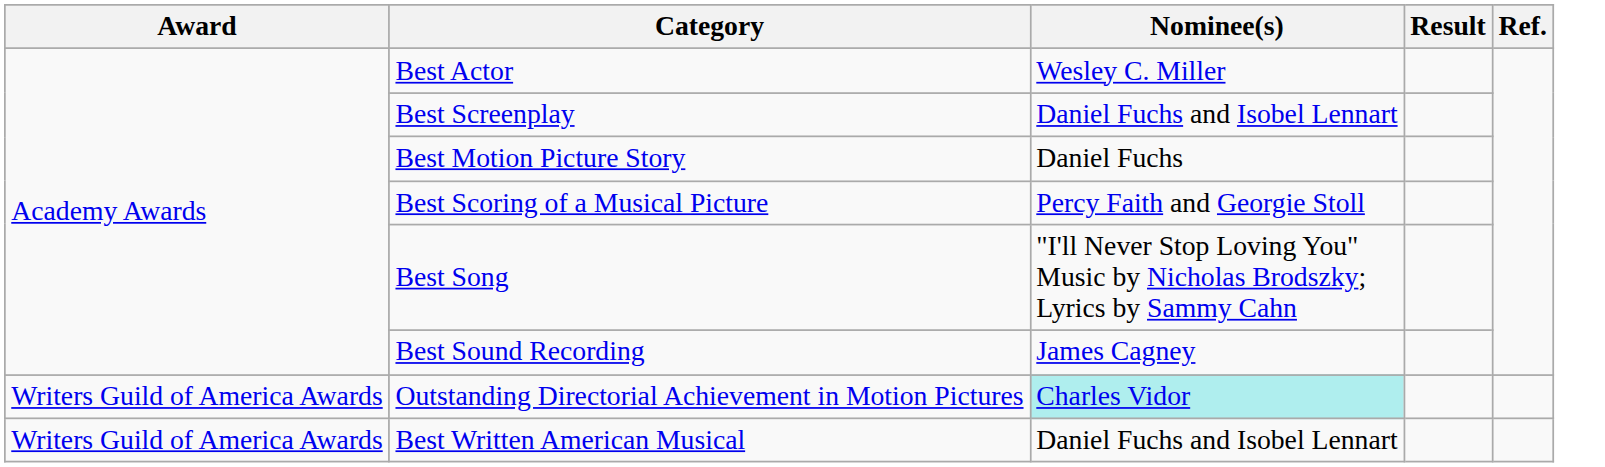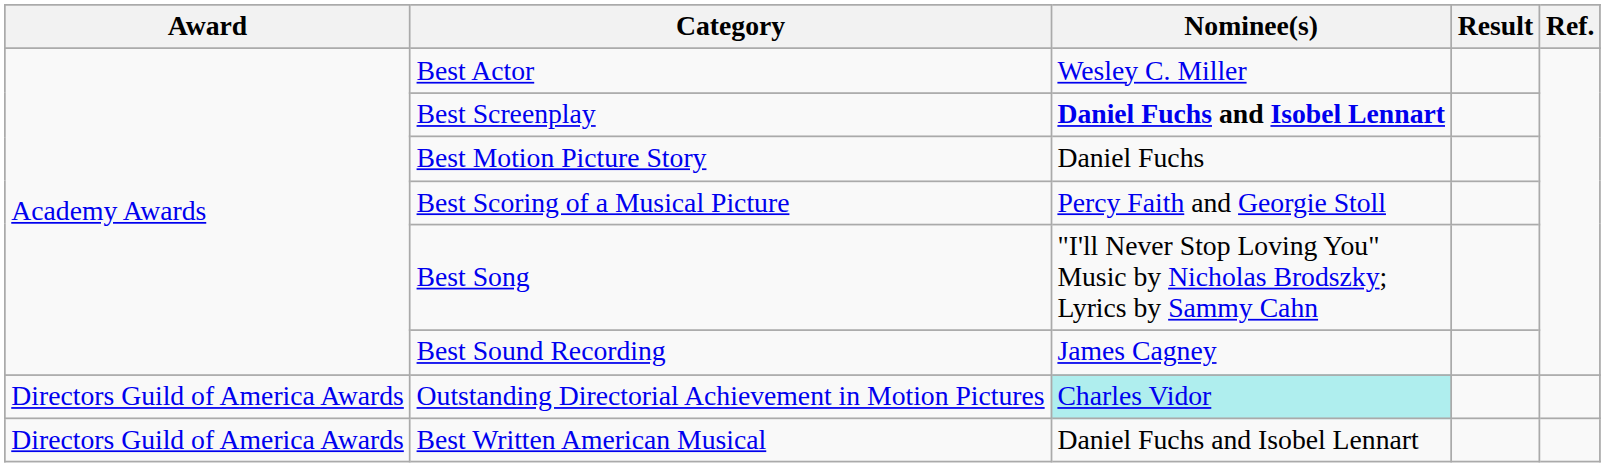(1217, 114) normal -> (1251, 114) bold
(197, 396) Writers Guild of America Awards -> (208, 396) Directors Guild of America Awards
(197, 439) Writers Guild of America Awards -> (208, 439) Directors Guild of America Awards
